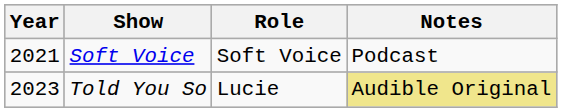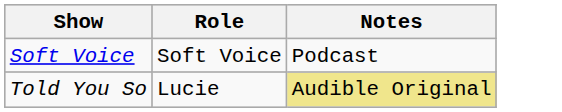- column: (35, 22)
